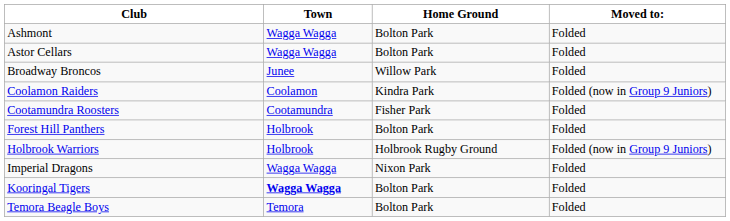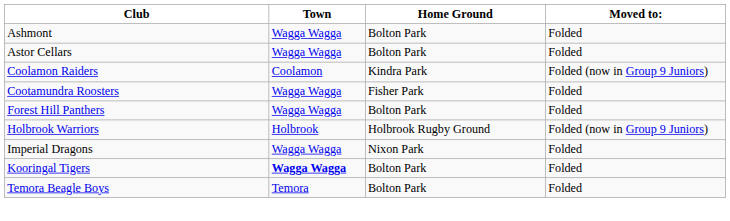- row: (54, 71)
(300, 110) Cootamundra -> (307, 91) Wagga Wagga
(290, 129) Holbrook -> (307, 110) Wagga Wagga
